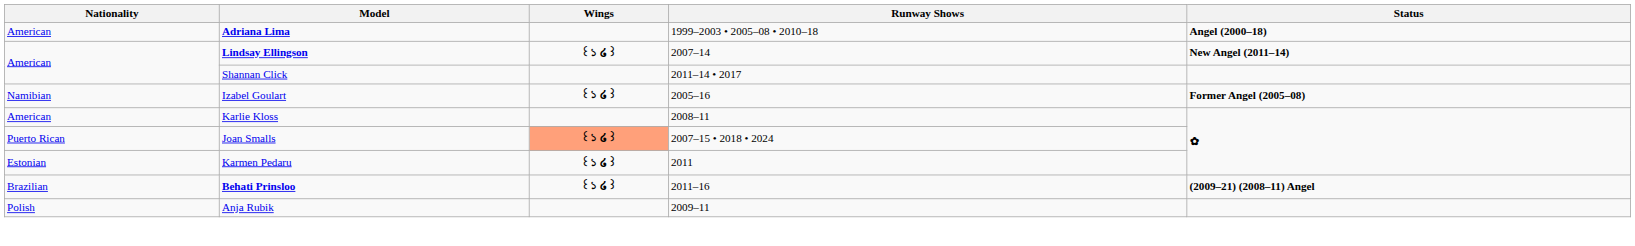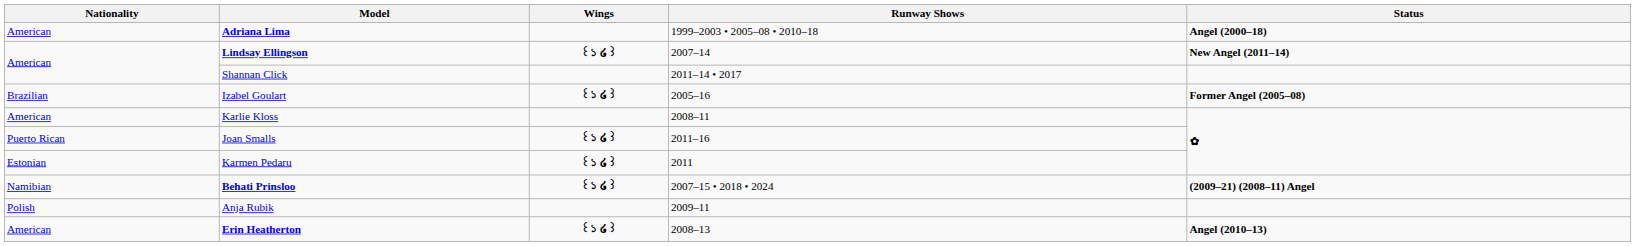(29, 95) Namibian -> (27, 95) Brazilian
(599, 137) lightsalmon background -> (599, 137) no background
(722, 138) 2007–15 • 2018 • 2024 -> (690, 138) 2011–16
(27, 186) Brazilian -> (29, 186) Namibian
(690, 186) 2011–16 -> (722, 186) 2007–15 • 2018 • 2024
+ row: (261, 228)
